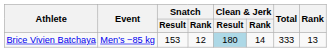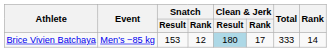(260, 40) 14 -> (260, 40) 17
(313, 40) 13 -> (313, 40) 14
